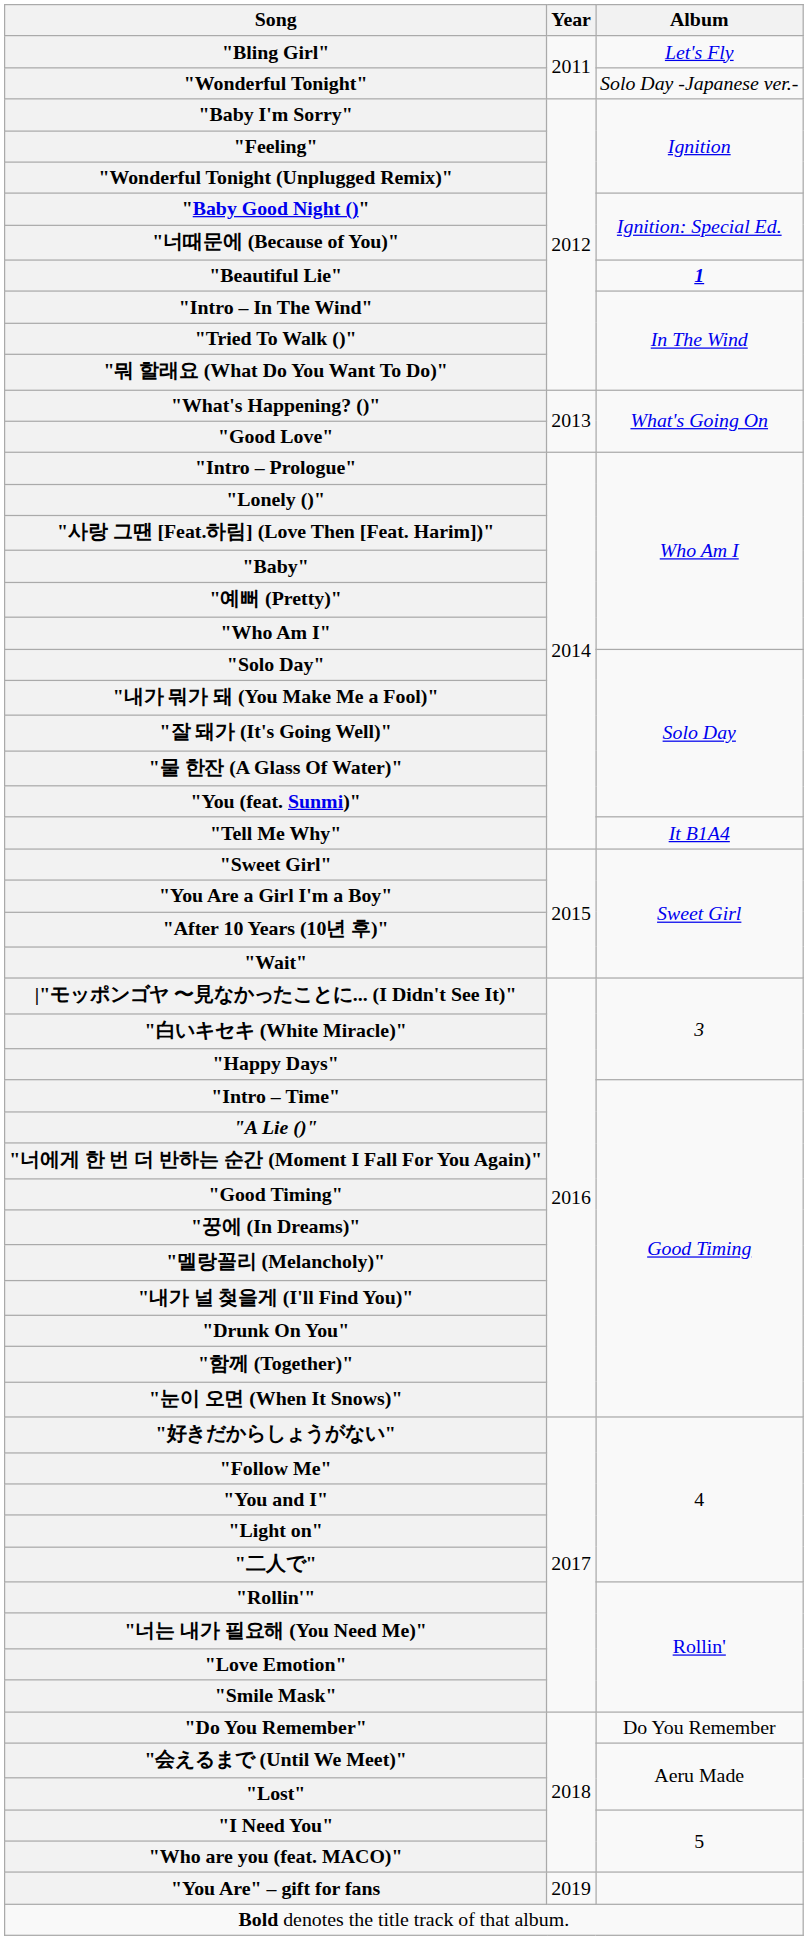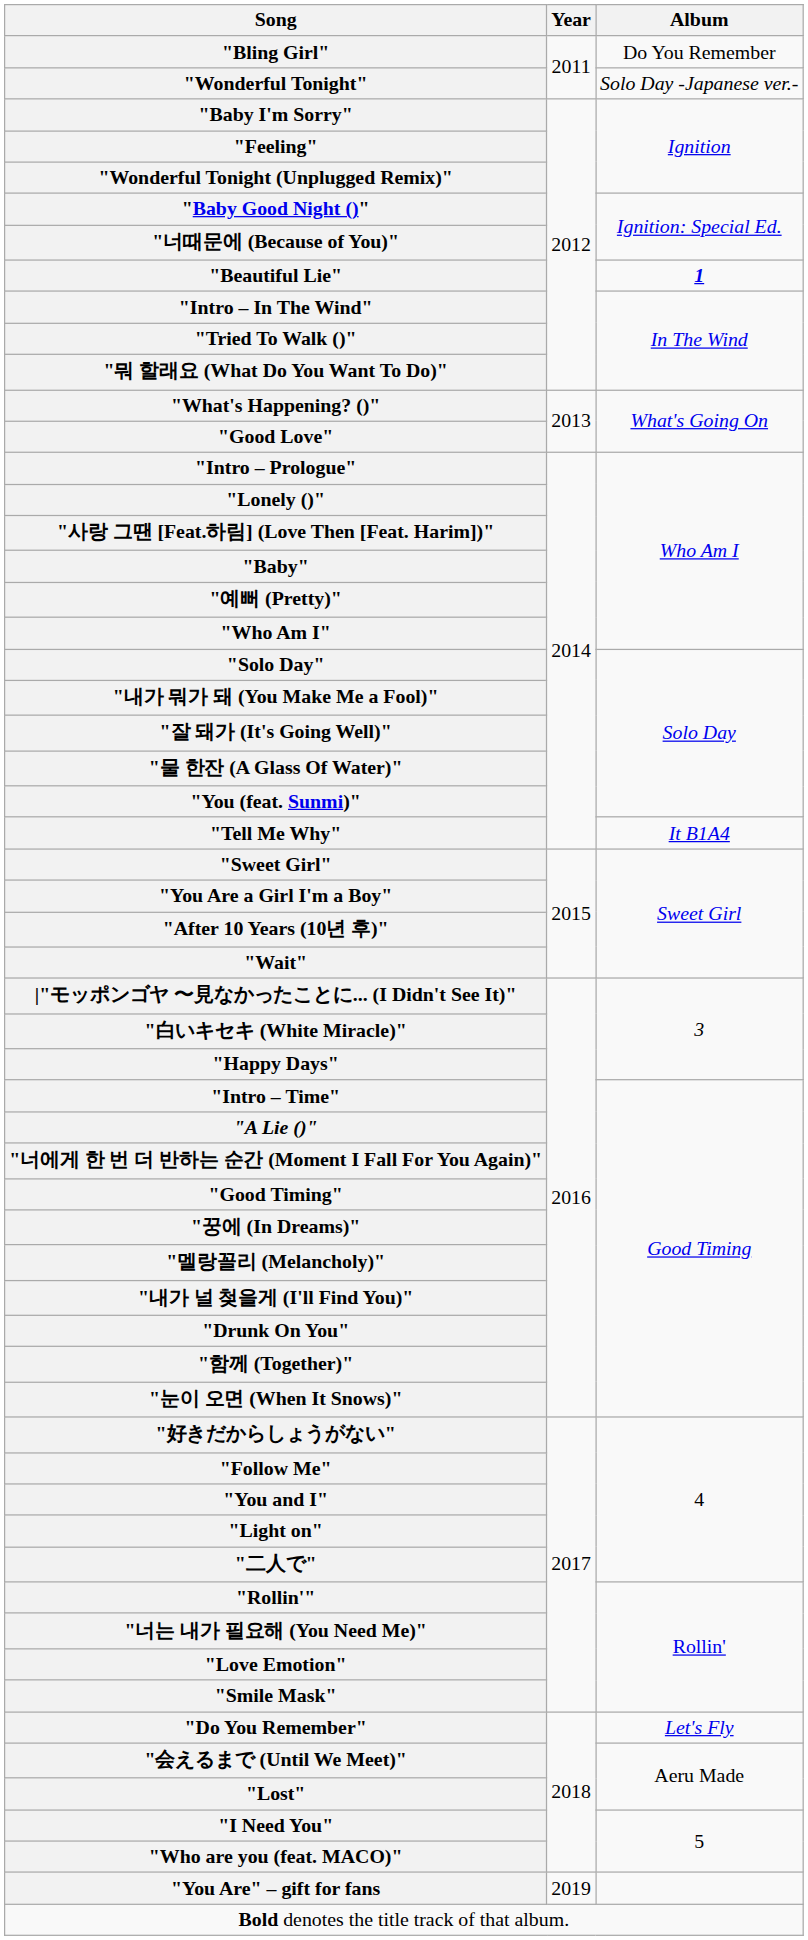(699, 51) Let's Fly -> (699, 51) Do You Remember
(699, 1727) Do You Remember -> (699, 1727) Let's Fly
